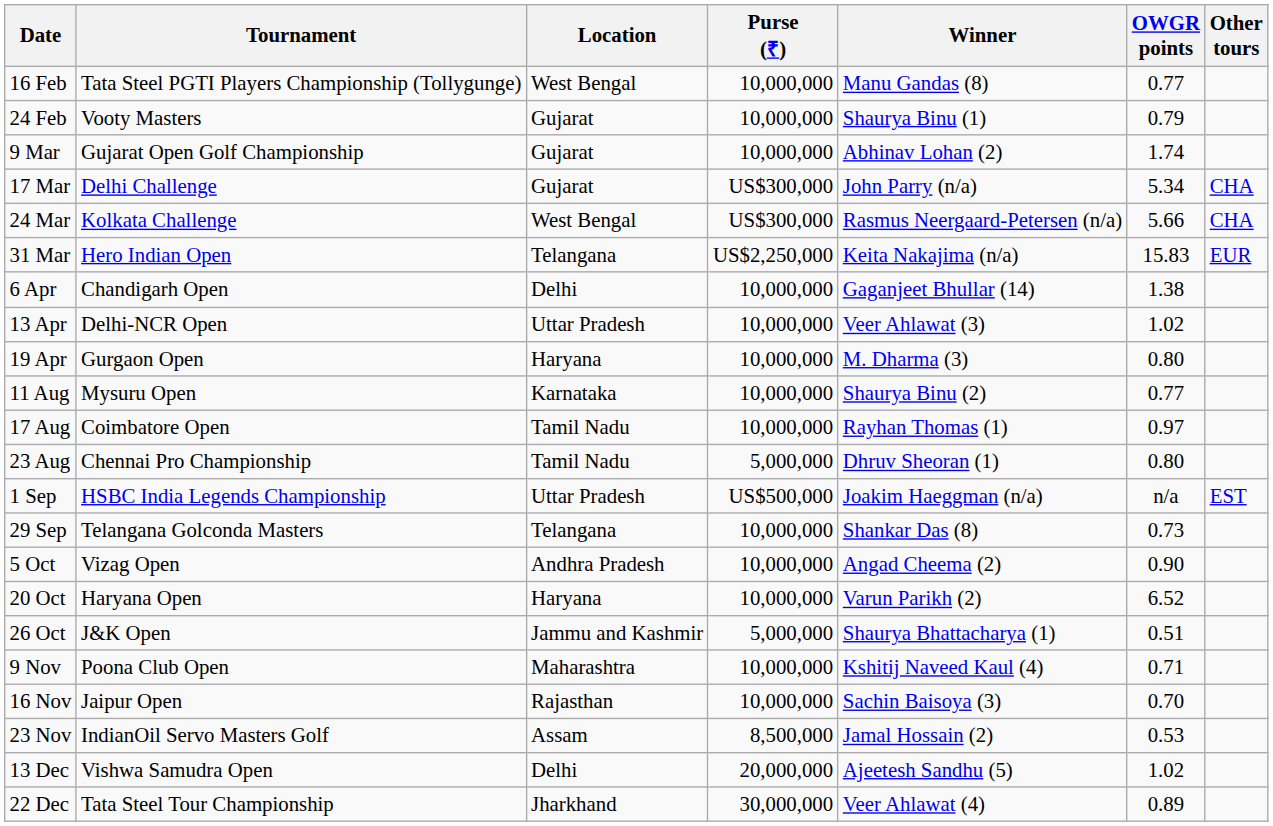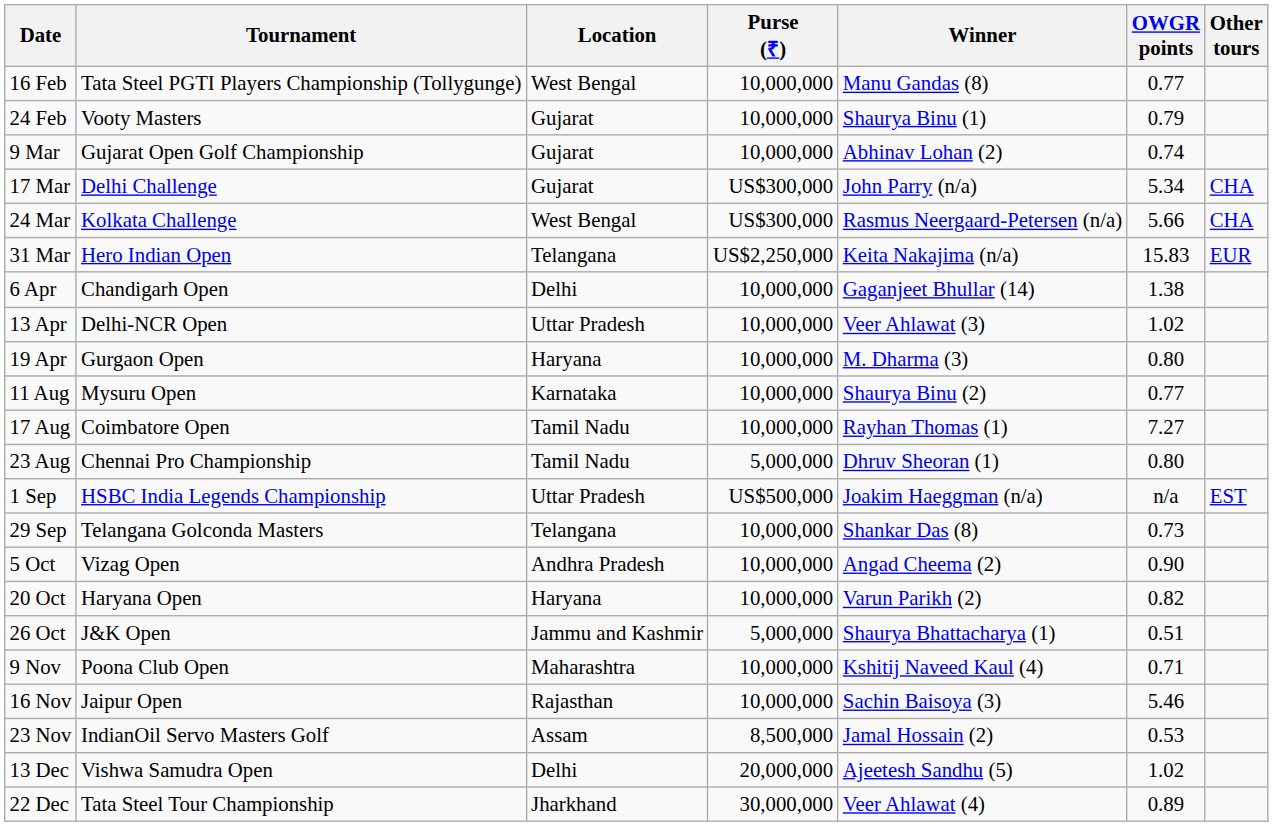(1166, 152) 1.74 -> (1166, 152) 0.74
(1166, 426) 0.97 -> (1166, 426) 7.27
(1166, 598) 6.52 -> (1166, 598) 0.82
(1166, 701) 0.70 -> (1166, 701) 5.46
